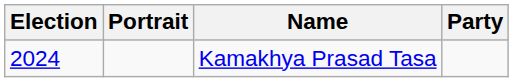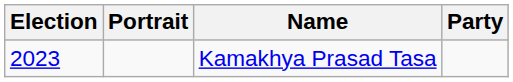(35, 58) 2024 -> (35, 58) 2023
